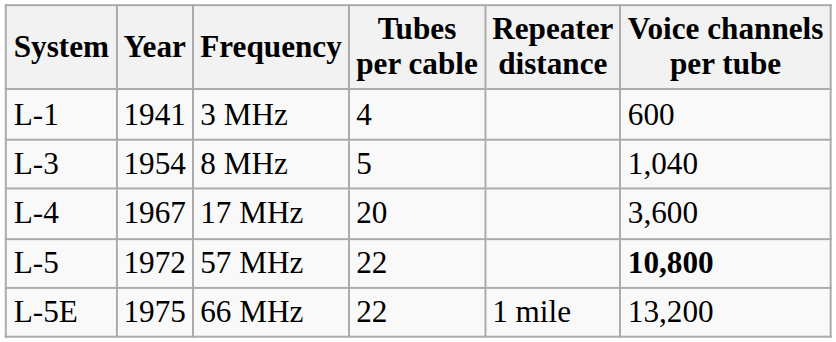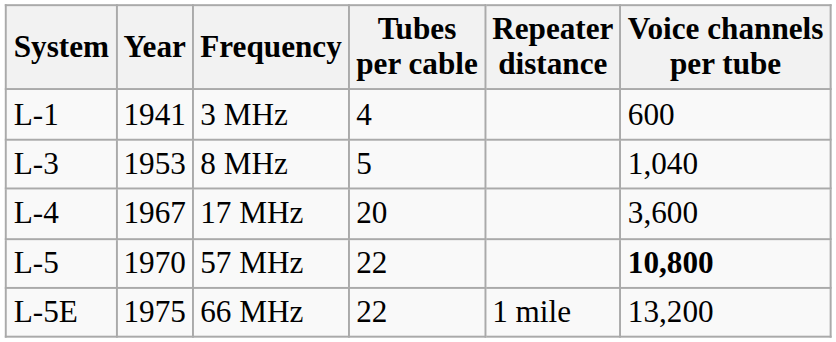(155, 163) 1954 -> (155, 163) 1953
(155, 262) 1972 -> (155, 262) 1970
